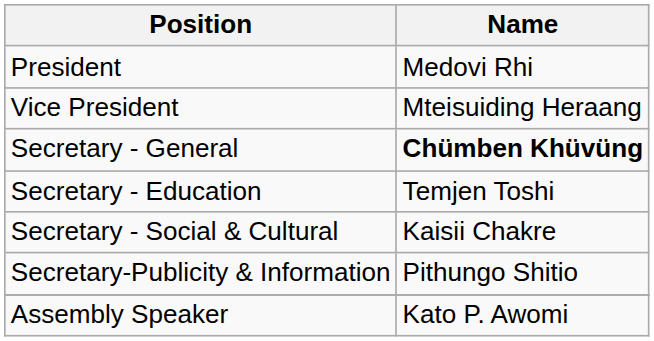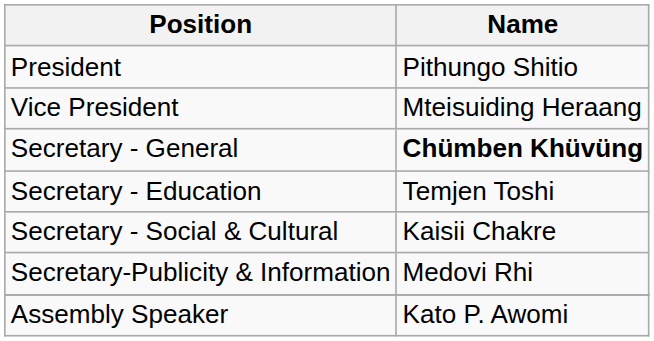(468, 66) Medovi Rhi -> (490, 66) Pithungo Shitio
(490, 273) Pithungo Shitio -> (468, 273) Medovi Rhi
